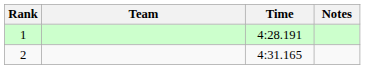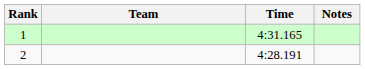(280, 34) 4:28.191 -> (280, 34) 4:31.165
(280, 54) 4:31.165 -> (280, 54) 4:28.191
